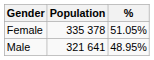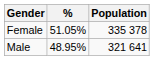columns swapped: (77, 13) <-> (129, 13)
